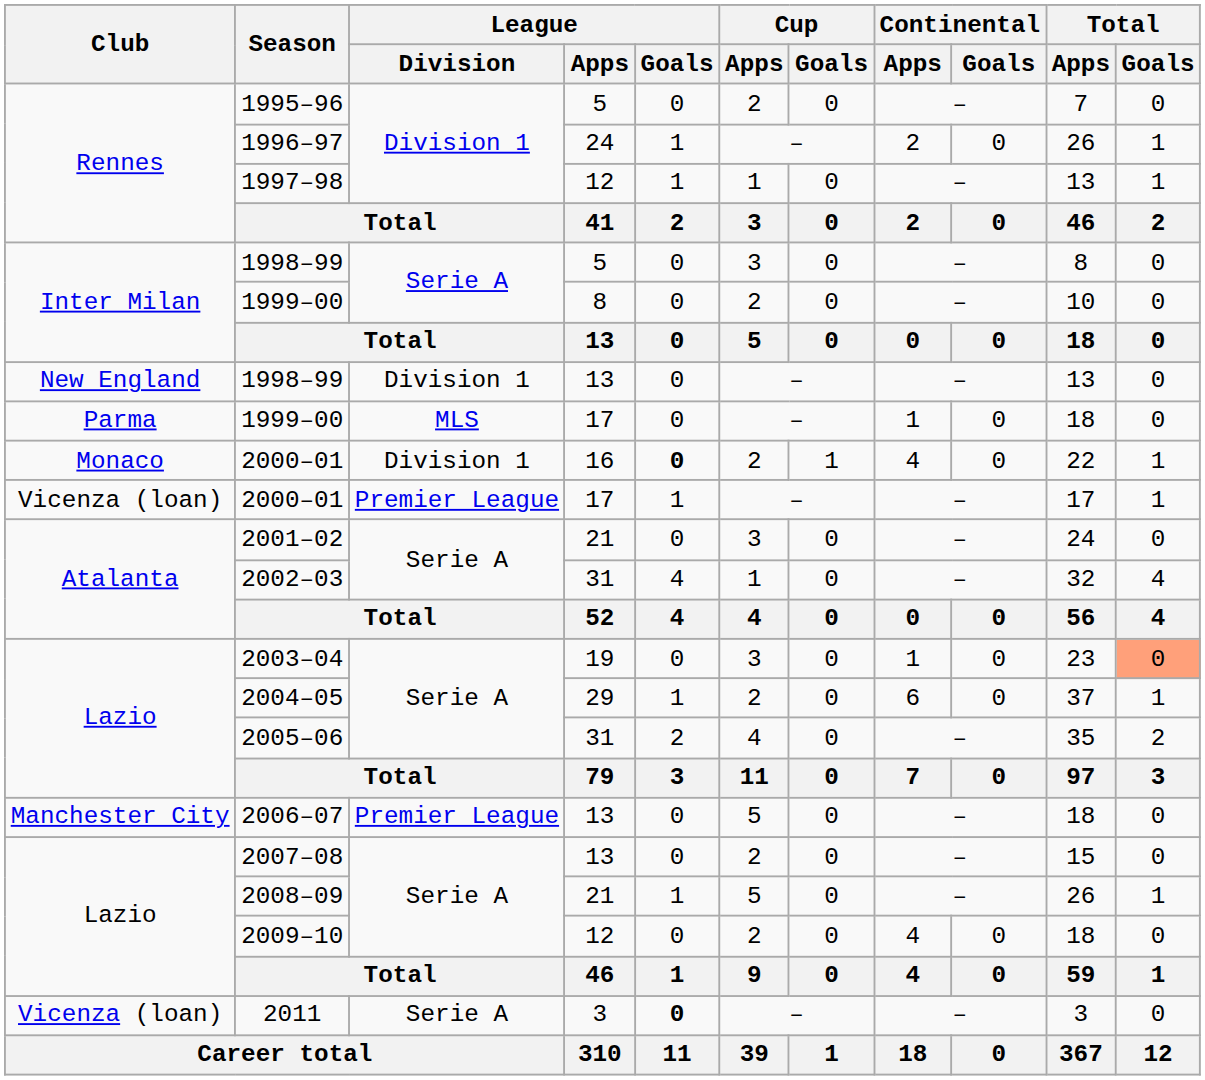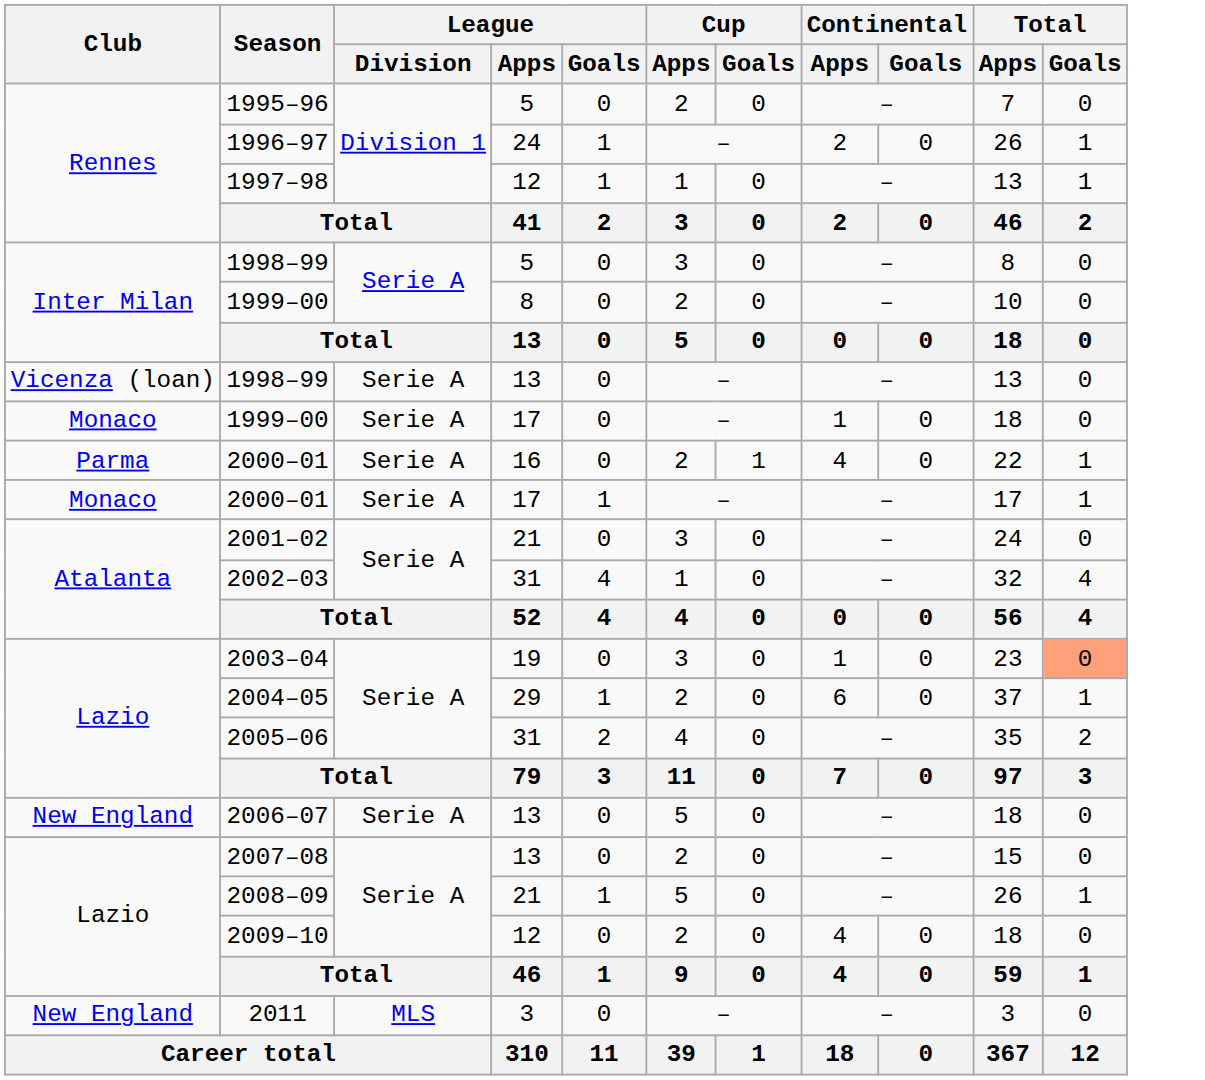(120, 381) New England -> (113, 381) Vicenza (loan)
(457, 381) Division 1 -> (413, 381) Serie A
(120, 421) Parma -> (113, 421) Monaco
(457, 421) MLS -> (413, 421) Serie A
(120, 461) Monaco -> (113, 461) Parma
(457, 461) Division 1 -> (413, 461) Serie A
(677, 461) bold -> (604, 461) normal
(120, 500) Vicenza (loan) -> (113, 500) Monaco
(457, 500) Premier League -> (413, 500) Serie A
(120, 817) Manchester City -> (113, 817) New England
(457, 817) Premier League -> (413, 817) Serie A
(120, 1015) Vicenza (loan) -> (113, 1015) New England
(457, 1015) Serie A -> (413, 1015) MLS
(677, 1015) bold -> (604, 1015) normal
